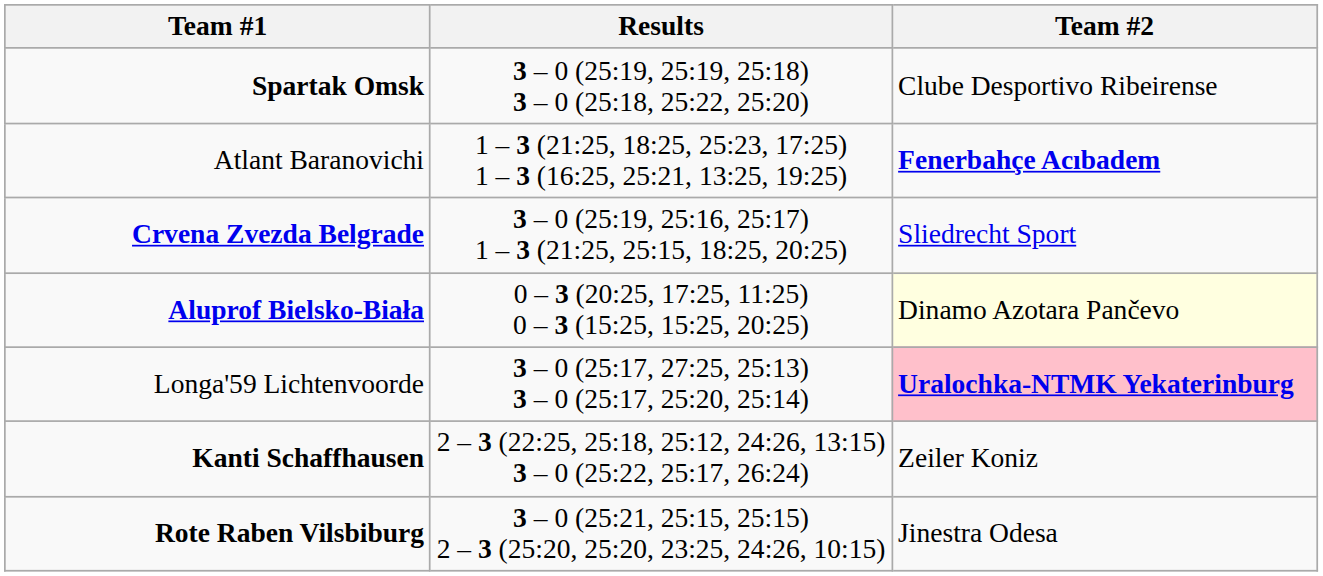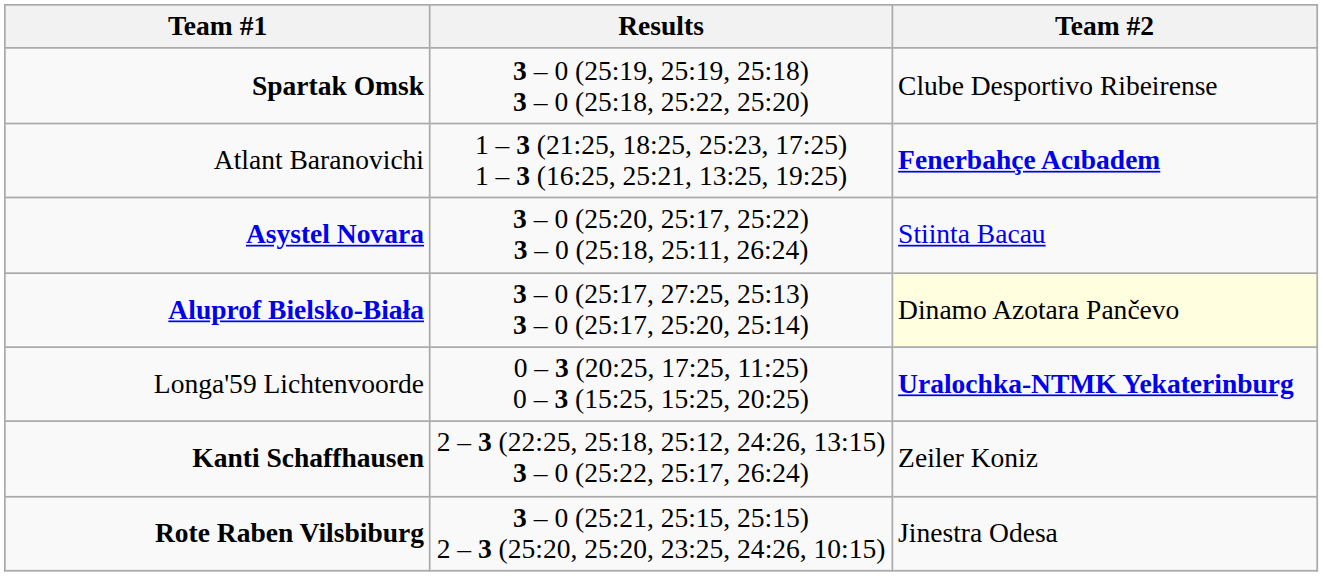+ row: (335, 234)
- row: (278, 234)
(661, 309) 0 – 3 (20:25, 17:25, 11:25) 0 – 3 (15:25, 15:25, 20:25) -> (661, 309) 3 – 0 (25:17, 27:25, 25:13) 3 – 0 (25:17, 25:20, 25:14)
(661, 383) 3 – 0 (25:17, 27:25, 25:13) 3 – 0 (25:17, 25:20, 25:14) -> (661, 383) 0 – 3 (20:25, 17:25, 11:25) 0 – 3 (15:25, 15:25, 20:25)
(1096, 383) pink background -> (1096, 383) no background
